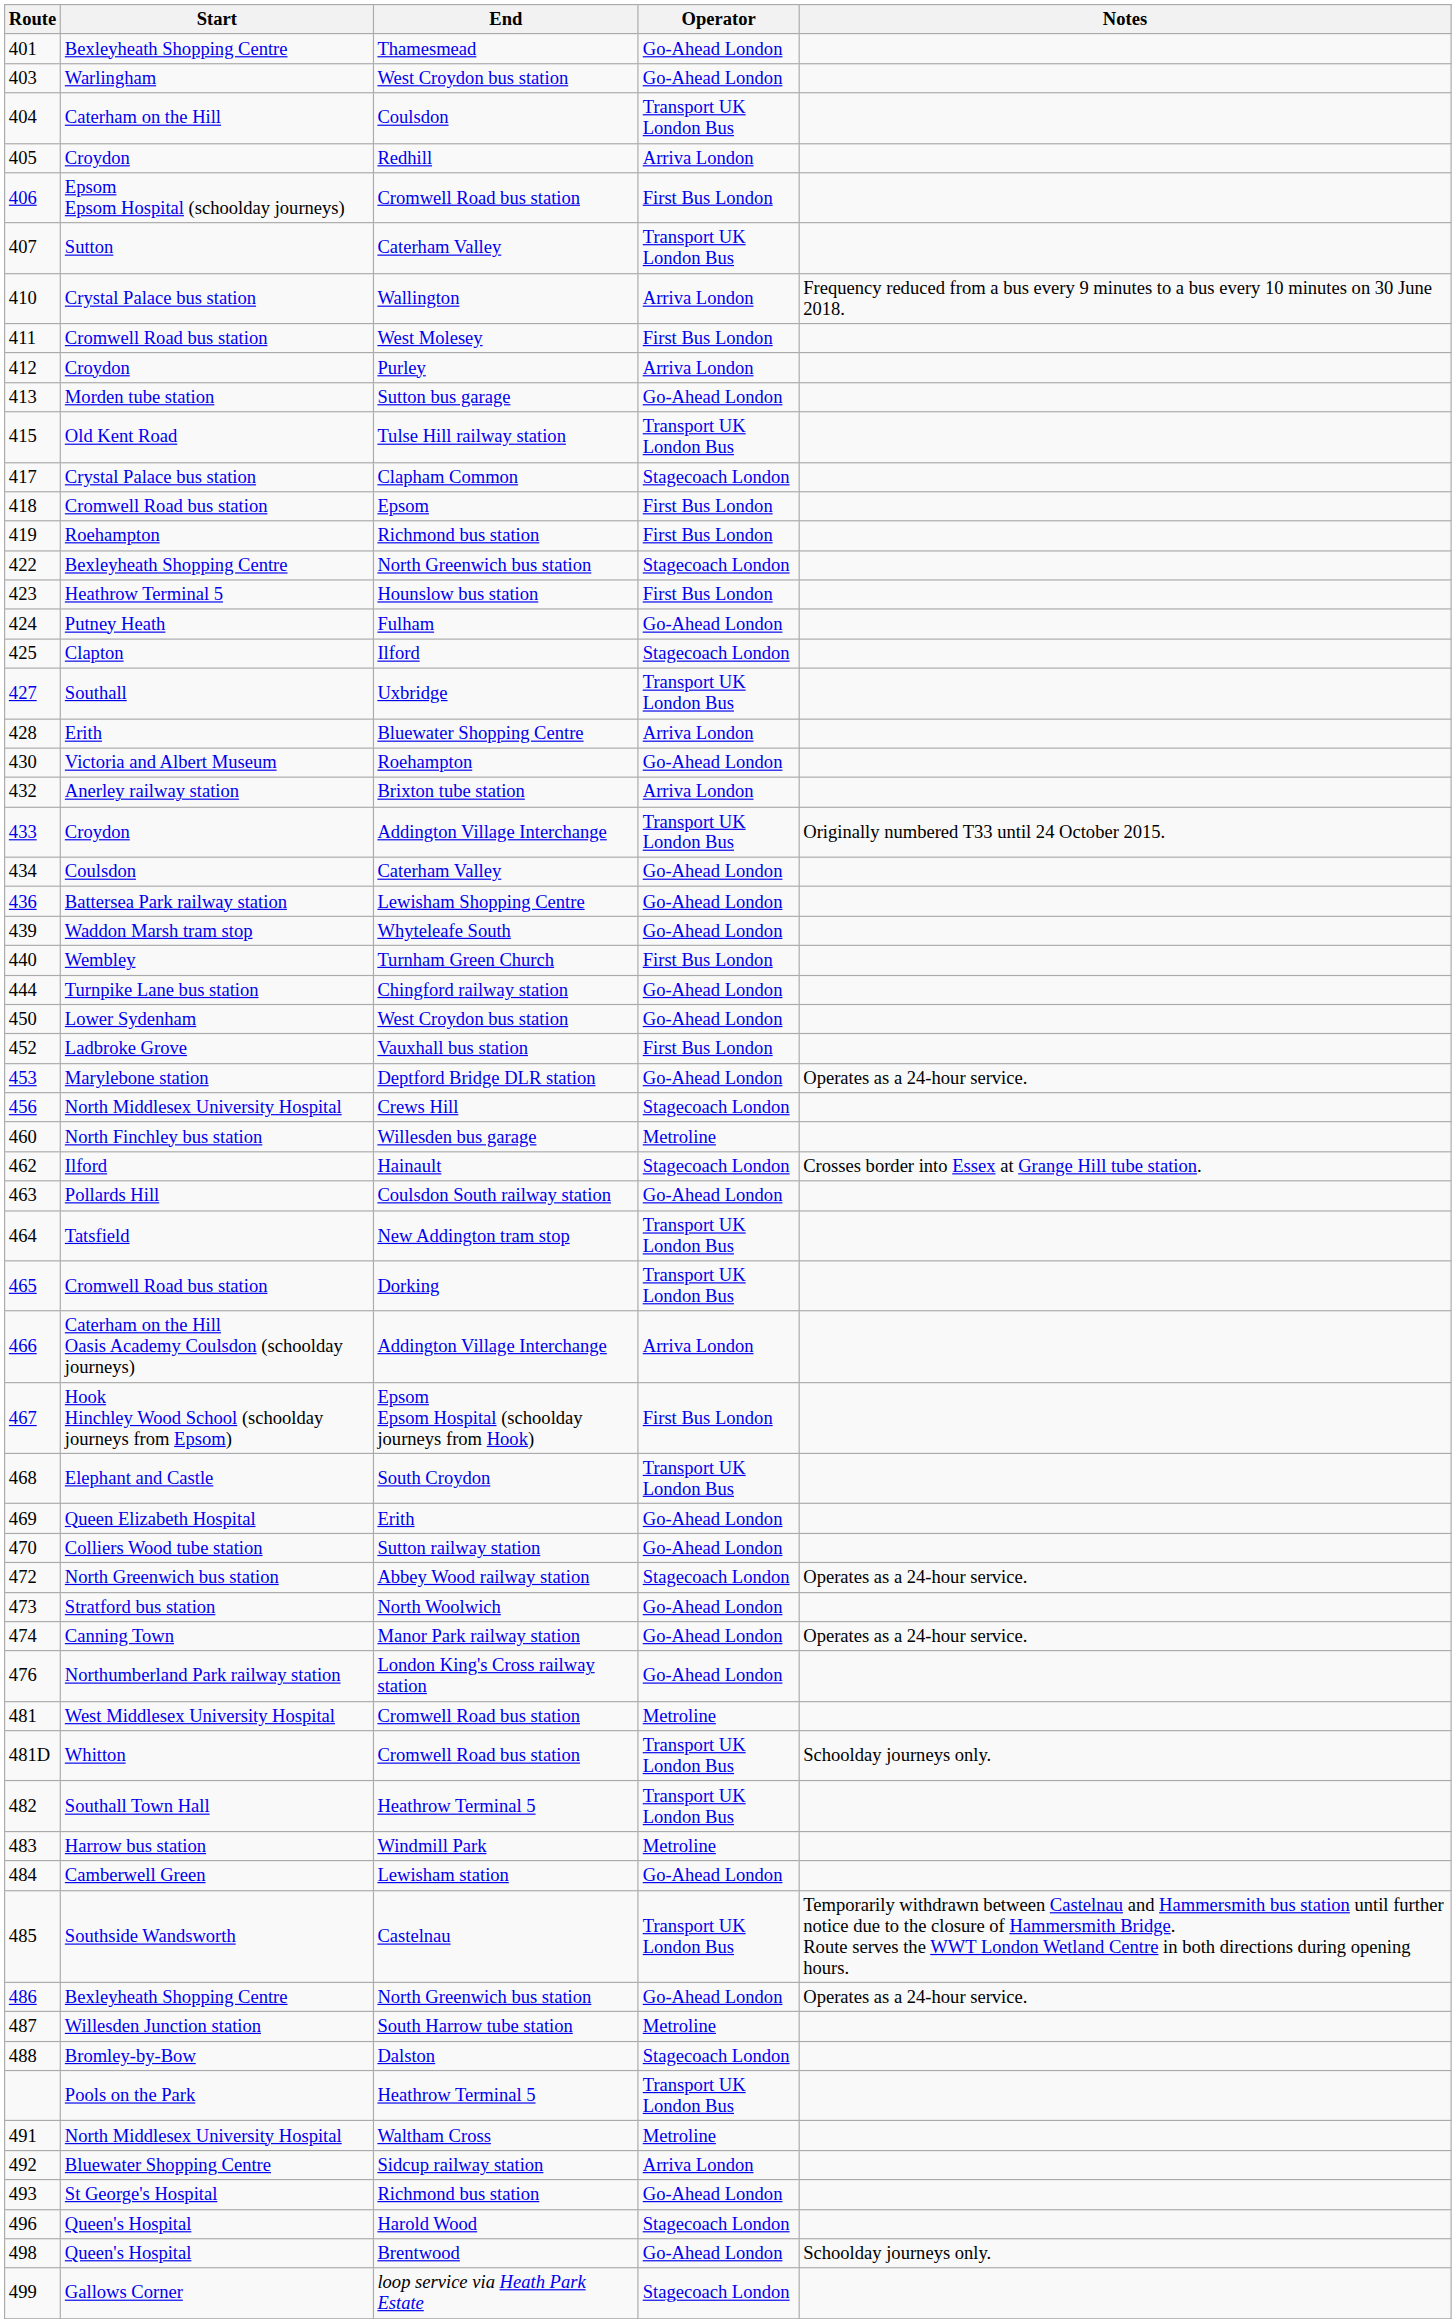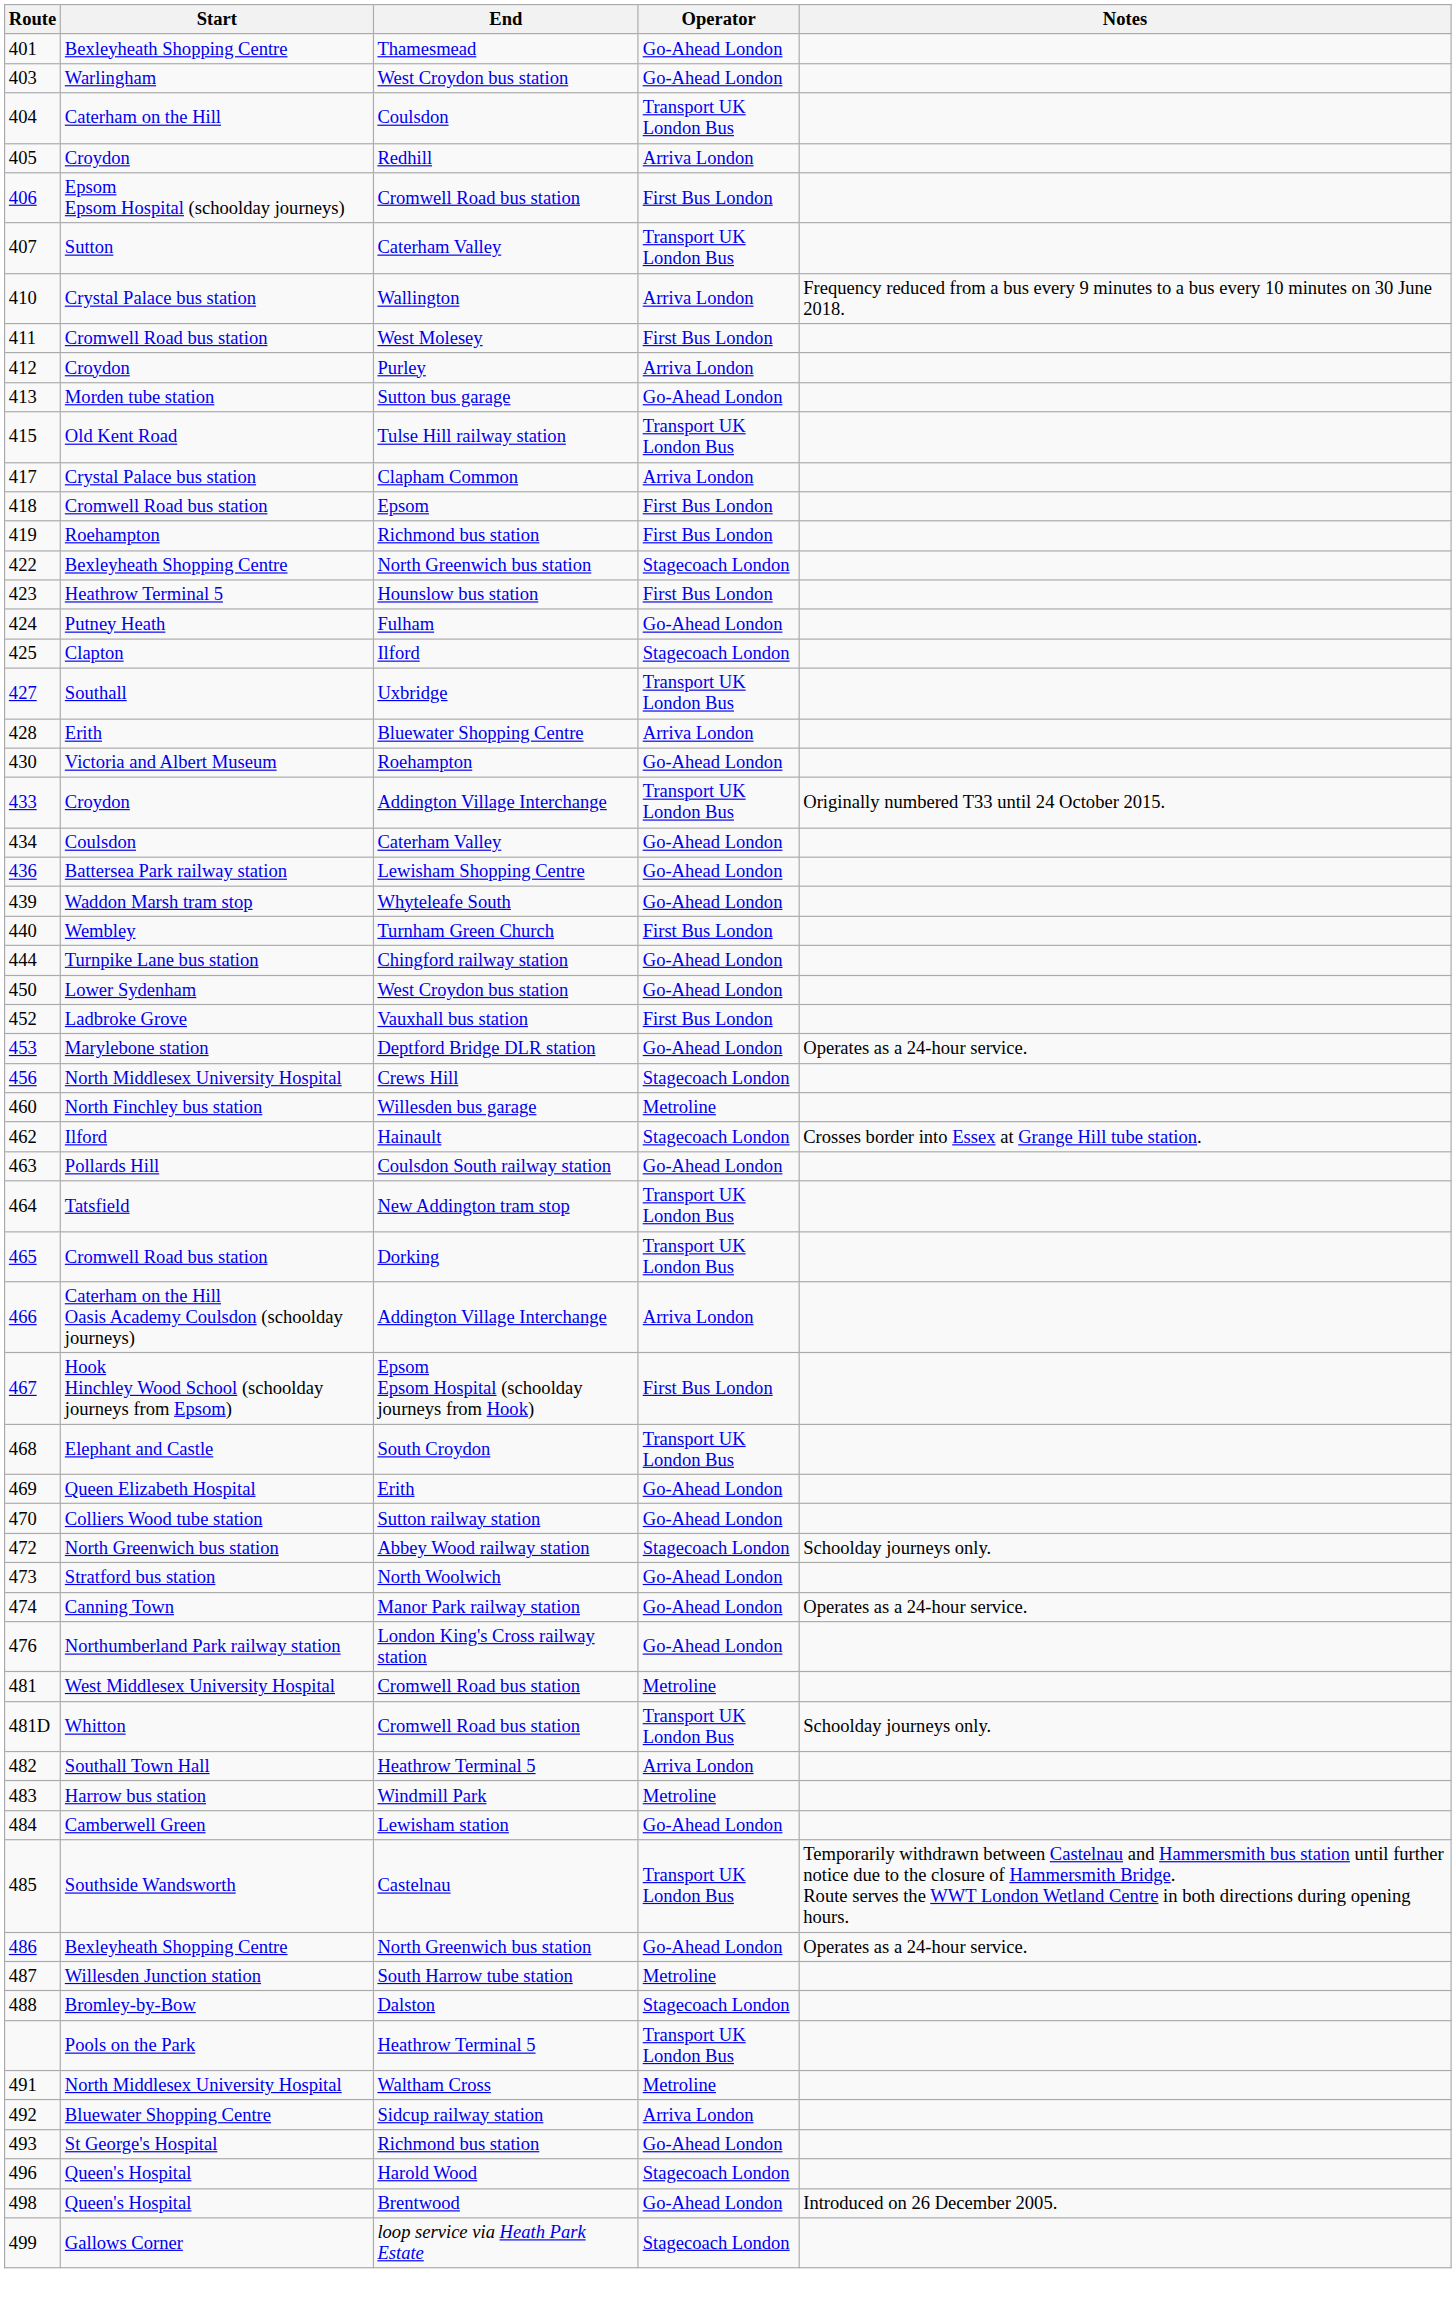(716, 476) Stagecoach London -> (698, 476) Arriva London
- row: (23, 792)
(915, 1577) Operates as a 24-hour service. -> (897, 1547) Schoolday journeys only.
(694, 1806) Transport UK London Bus -> (698, 1766) Arriva London
(897, 2253) Schoolday journeys only. -> (930, 2202) Introduced on 26 December 2005.
